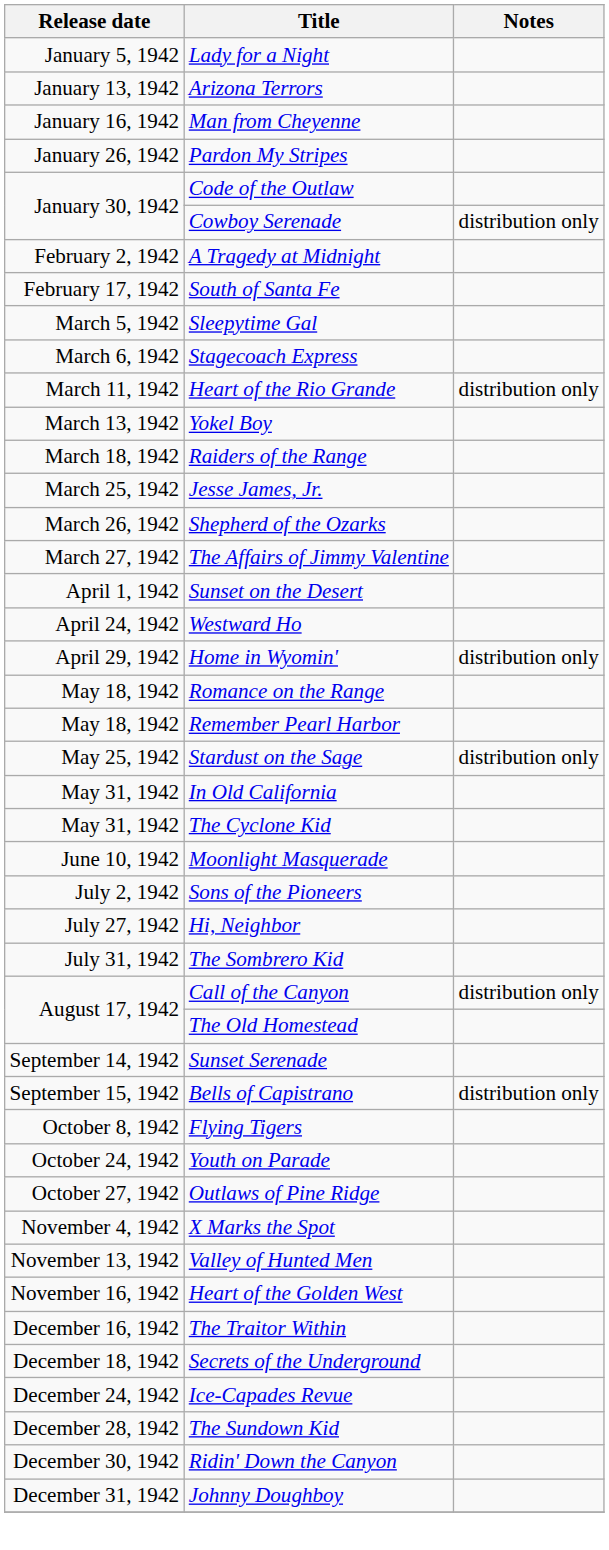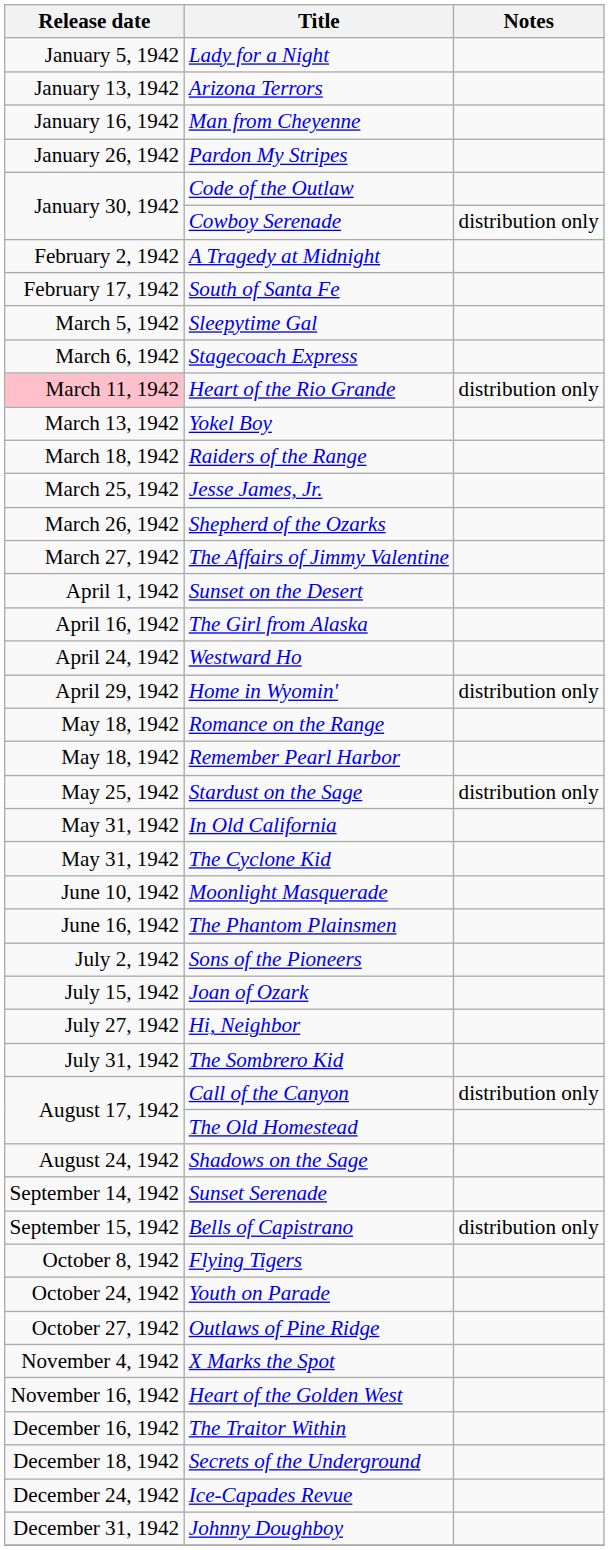(112, 389) no background -> (112, 389) pink background
+ row: (278, 624)
+ row: (293, 925)
+ row: (249, 992)
+ row: (278, 1160)
- row: (281, 1260)
- row: (264, 1428)
- row: (293, 1461)
